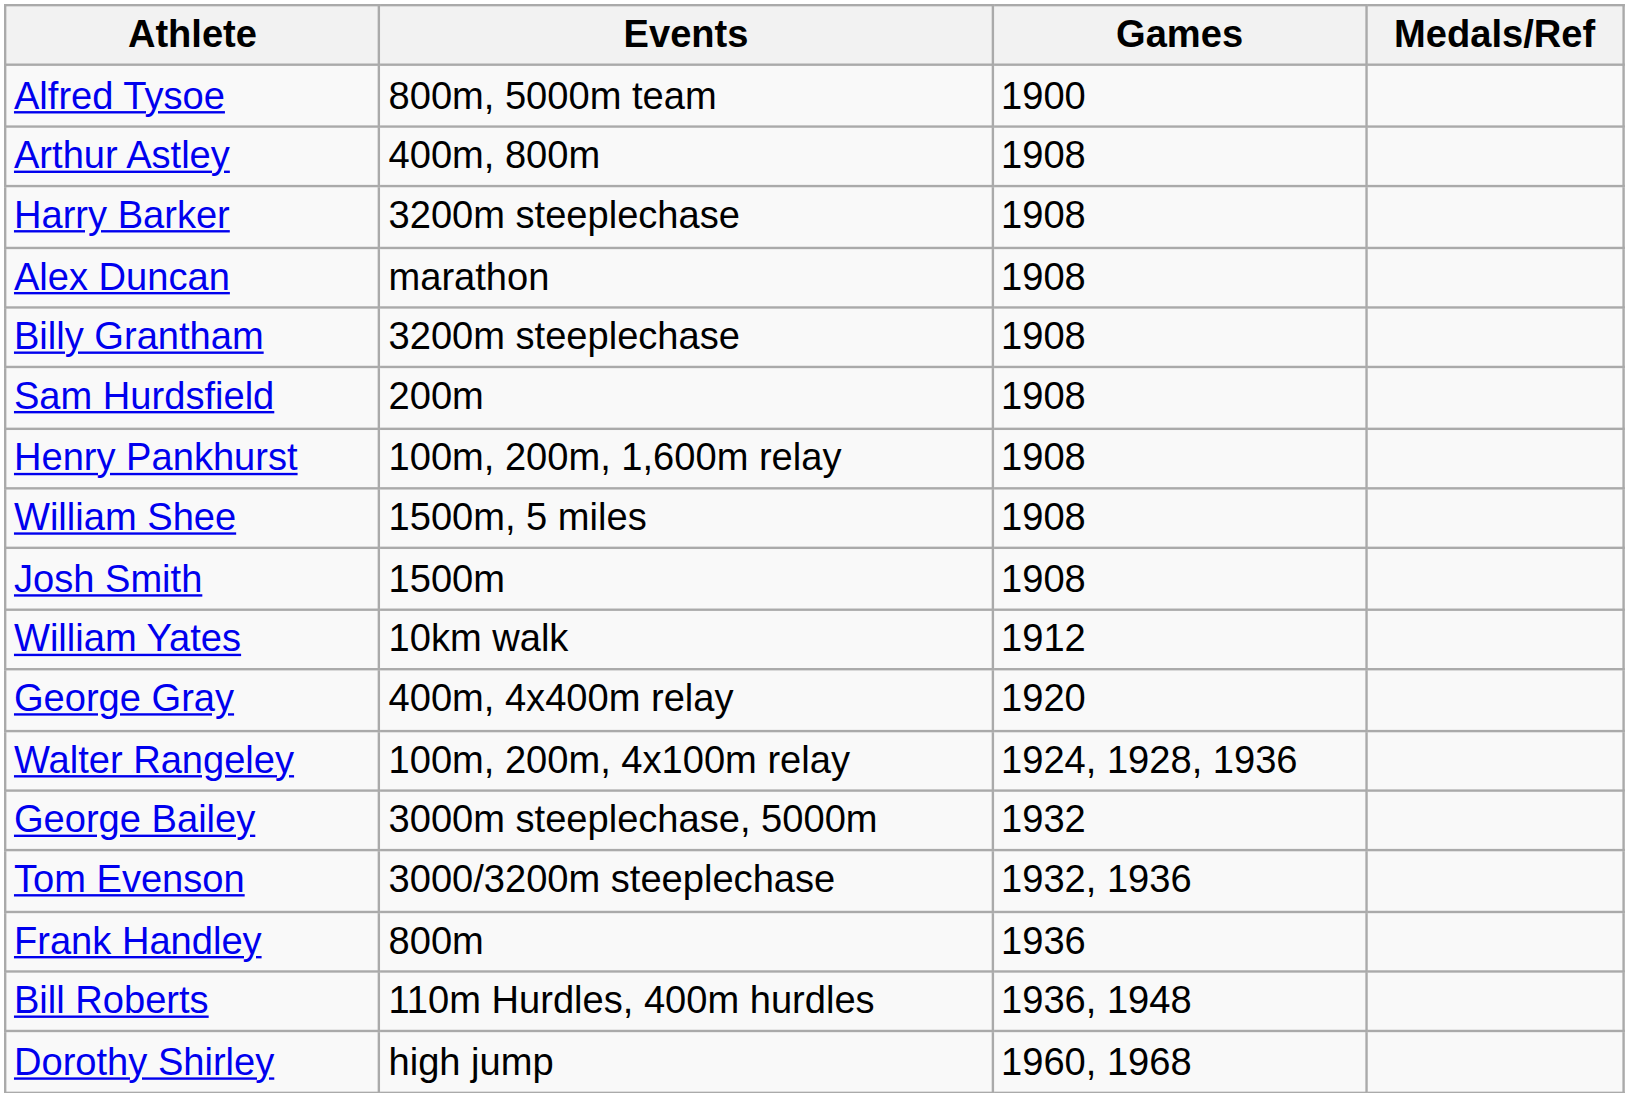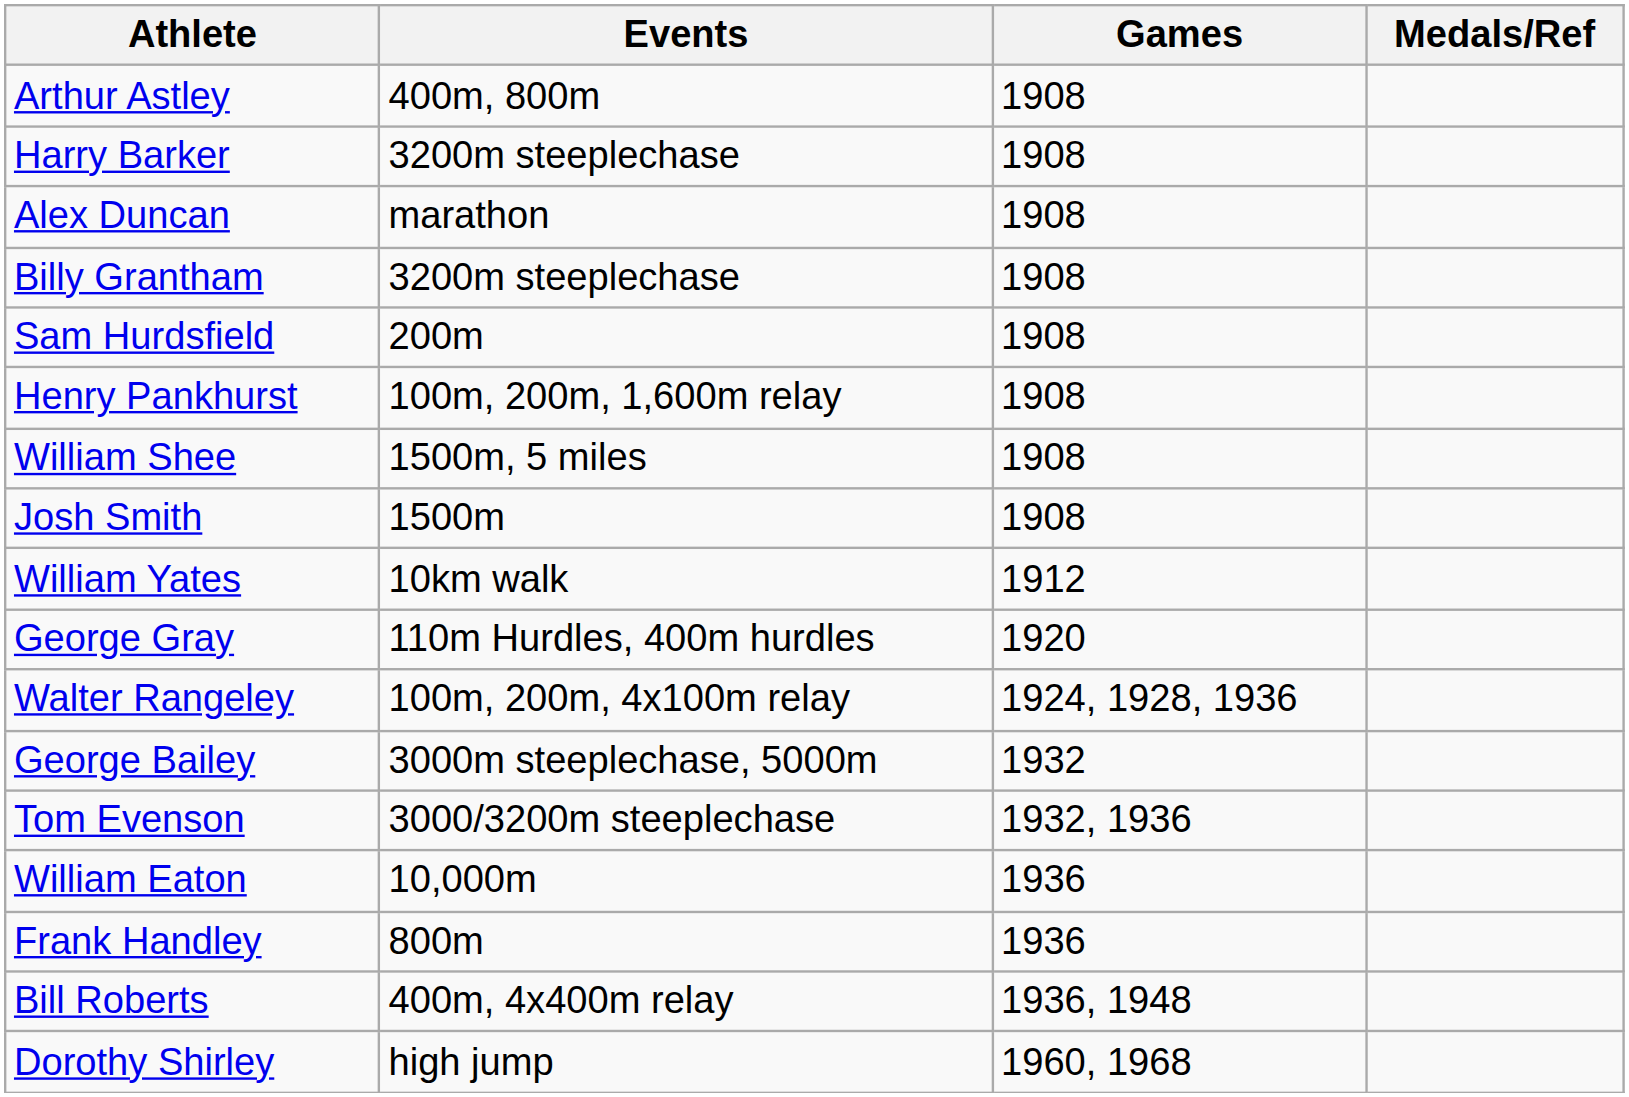- row: (119, 95)
(561, 699) 400m, 4x400m relay -> (632, 638) 110m Hurdles, 400m hurdles
+ row: (130, 880)
(632, 1000) 110m Hurdles, 400m hurdles -> (561, 1000) 400m, 4x400m relay
